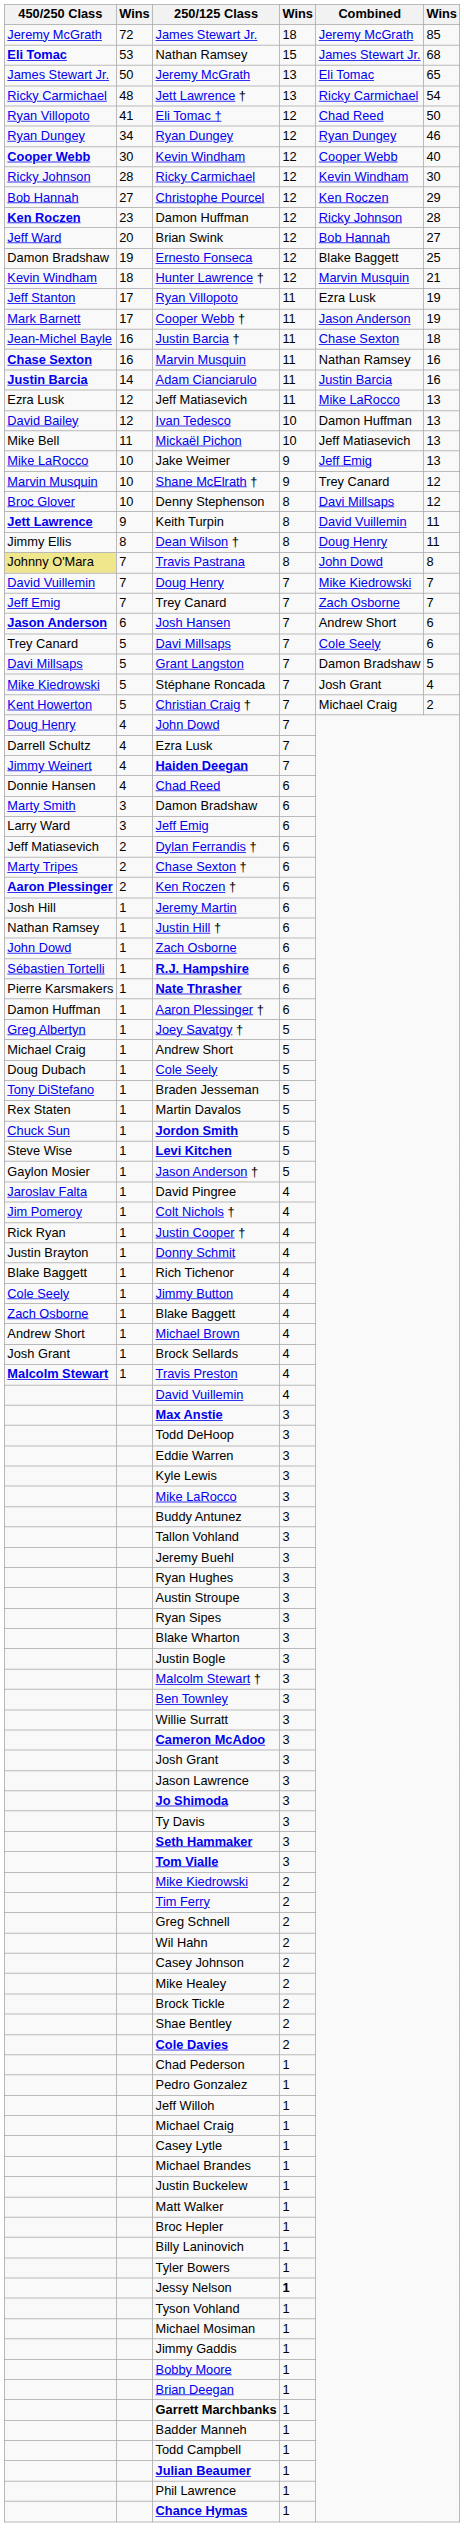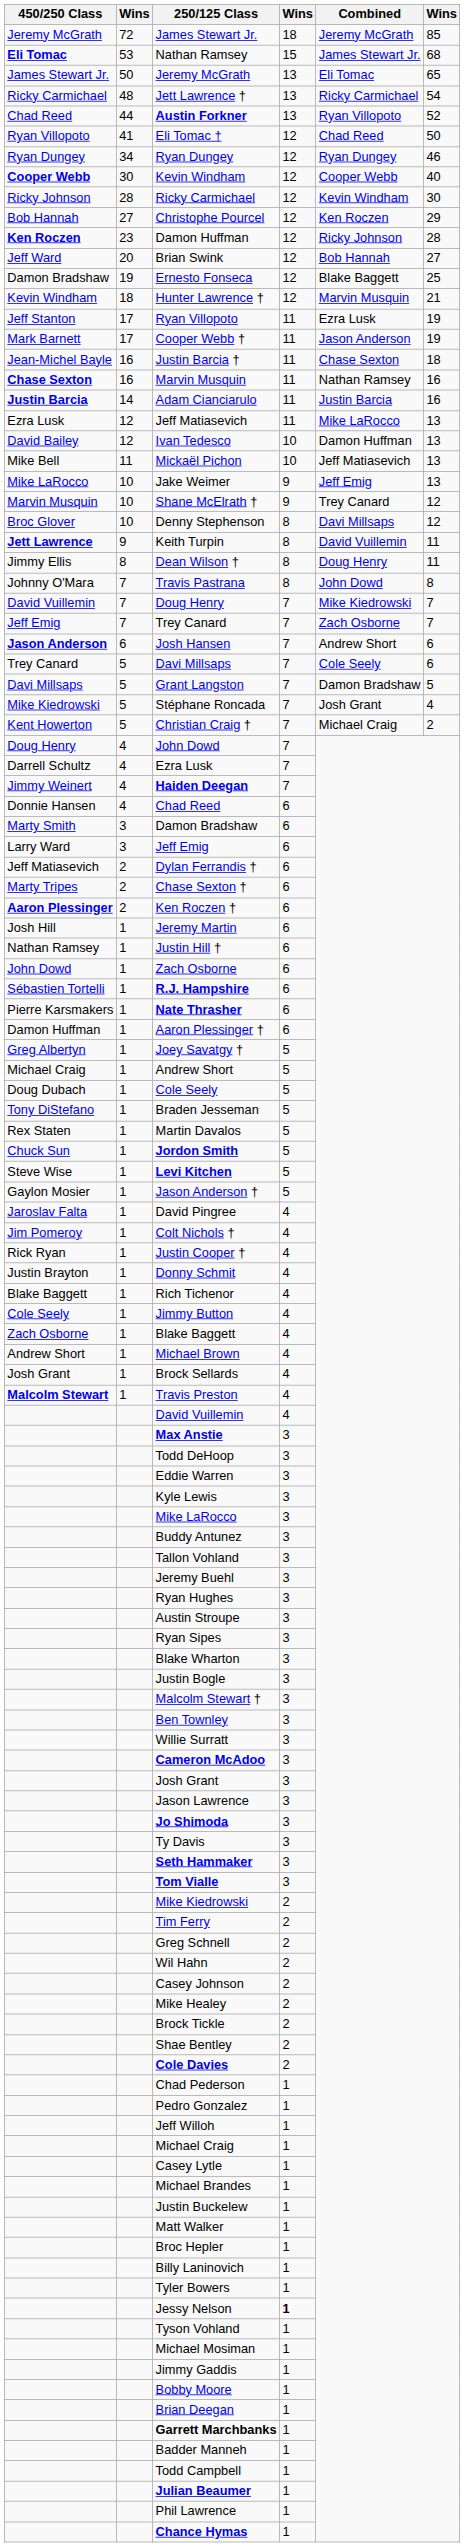+ row: (201, 116)
(51, 562) khaki background -> (51, 583) no background
